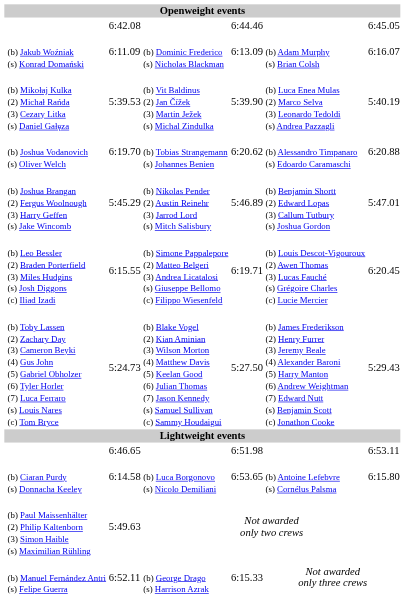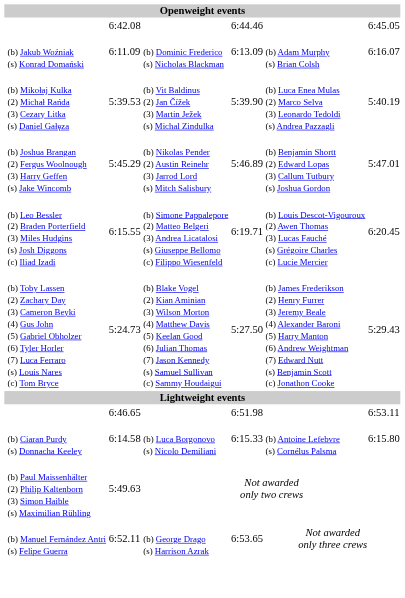- row: (48, 158)
(247, 477) 6:53.65 -> (247, 438) 6:15.33
(247, 577) 6:15.33 -> (247, 539) 6:53.65
